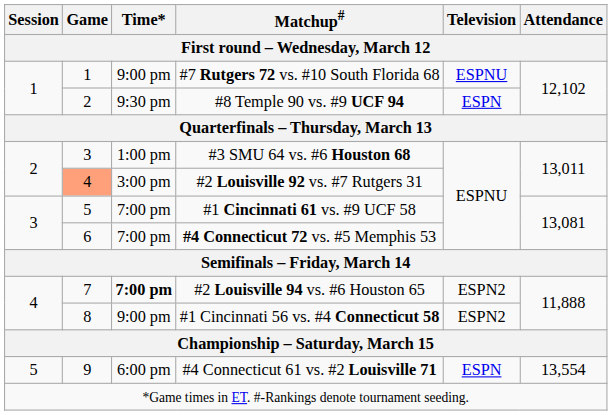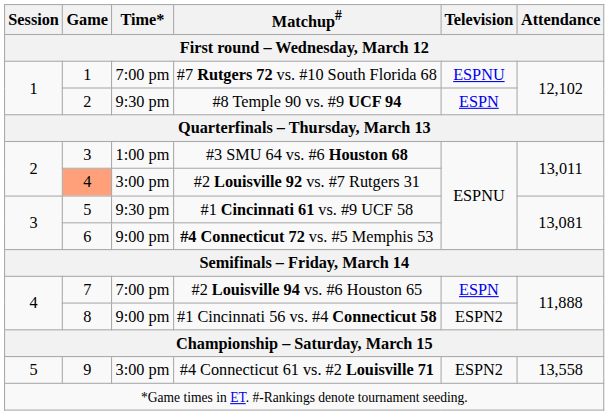(144, 75) 9:00 pm -> (142, 75) 7:00 pm
(144, 209) 7:00 pm -> (142, 209) 9:30 pm
(144, 235) 7:00 pm -> (142, 235) 9:00 pm
(144, 289) bold -> (142, 289) normal
(482, 289) ESPN2 -> (479, 289) ESPN
(144, 369) 6:00 pm -> (142, 369) 3:00 pm
(482, 369) ESPN -> (479, 369) ESPN2
(563, 369) 13,554 -> (561, 369) 13,558
